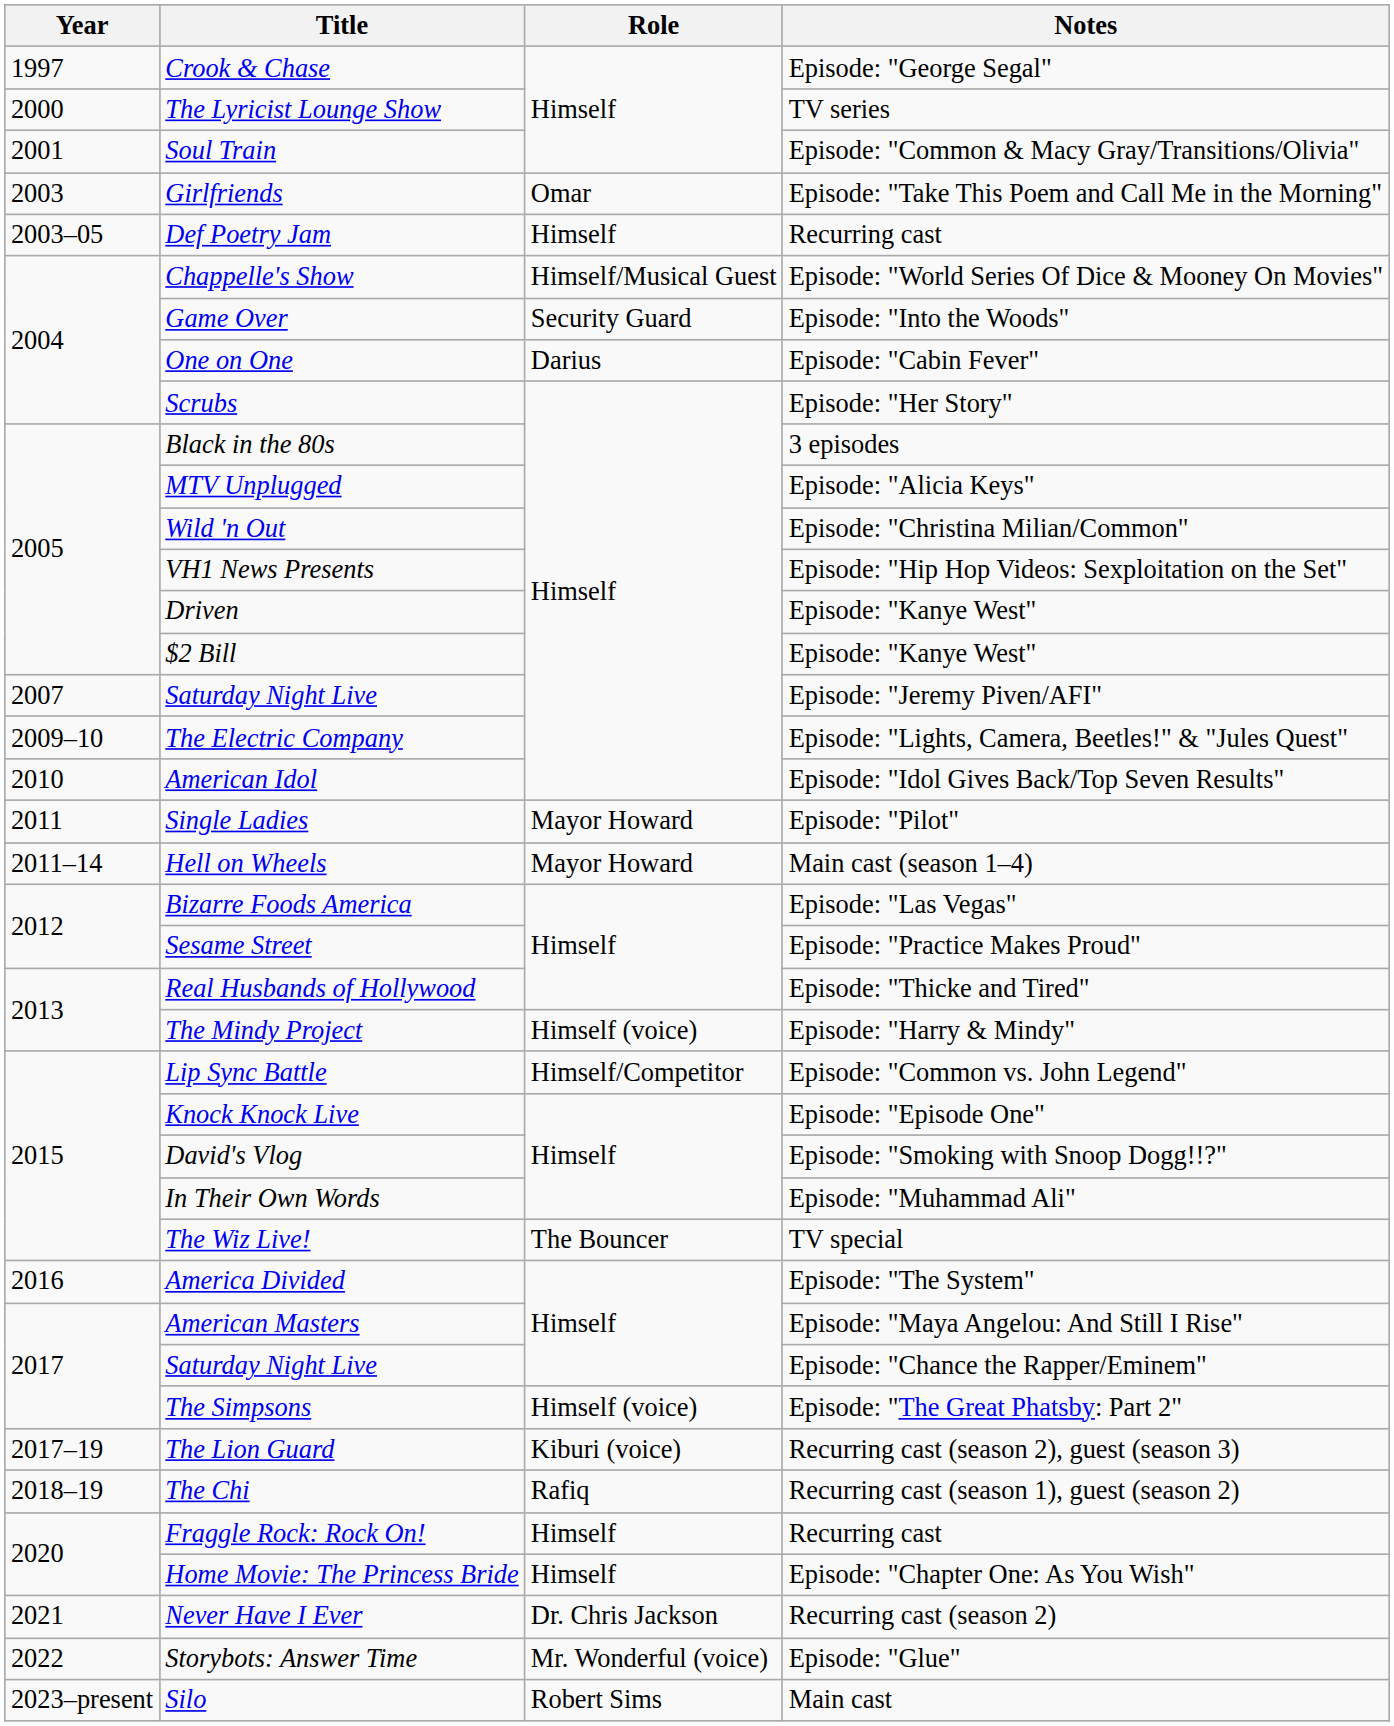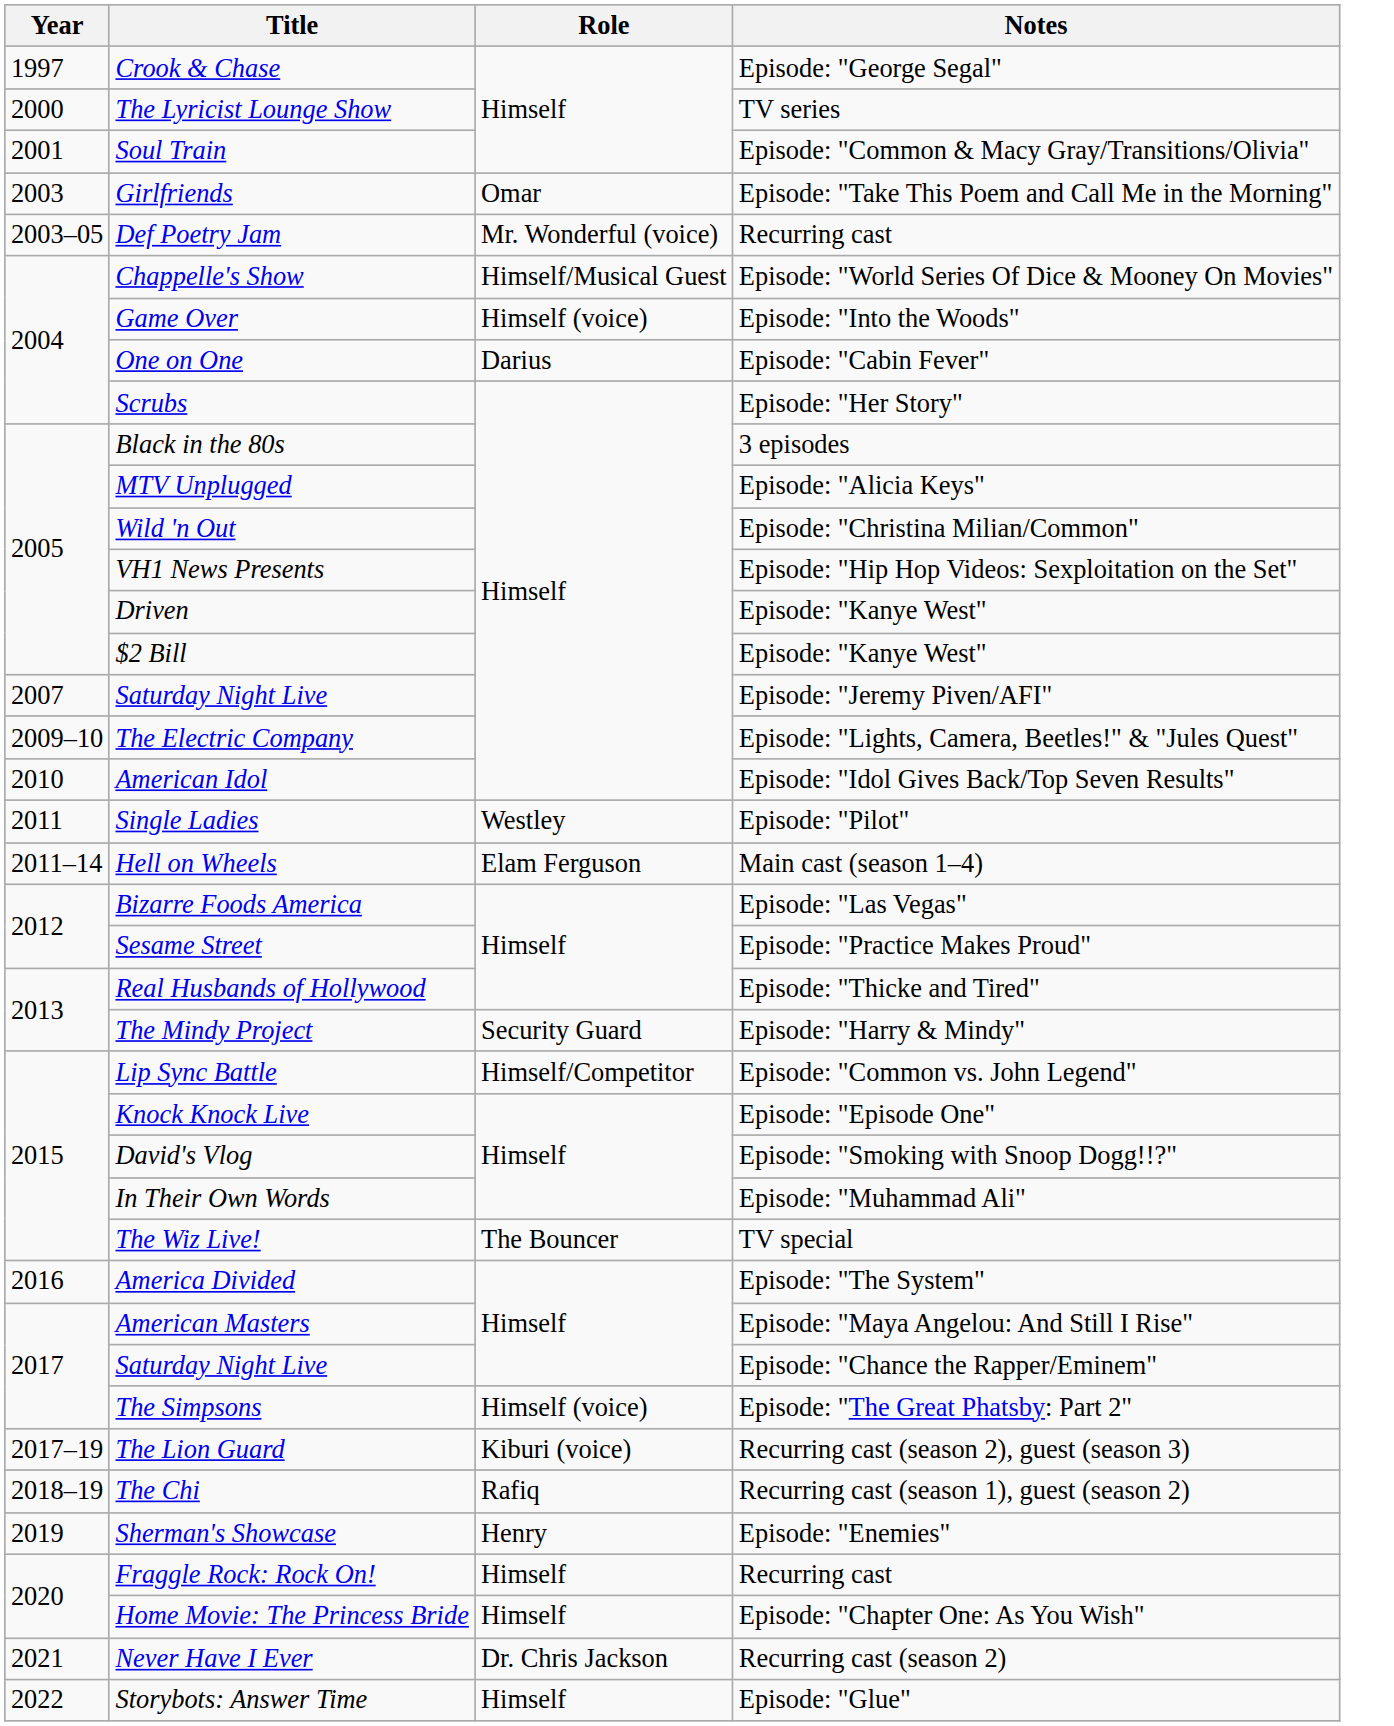(573, 234) Himself -> (600, 234) Mr. Wonderful (voice)
(611, 318) Security Guard -> (564, 318) Himself (voice)
(612, 820) Mayor Howard -> (523, 820) Westley
(612, 862) Mayor Howard -> (561, 862) Elam Ferguson
(614, 1030) Himself (voice) -> (561, 1030) Security Guard
+ row: (226, 1532)
(649, 1658) Mr. Wonderful (voice) -> (524, 1700) Himself
- row: (186, 1700)
